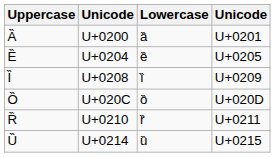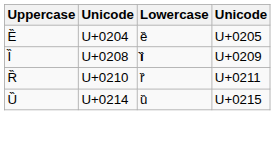- row: (12, 36)
(142, 78) normal -> (142, 57) bold
- row: (13, 99)
